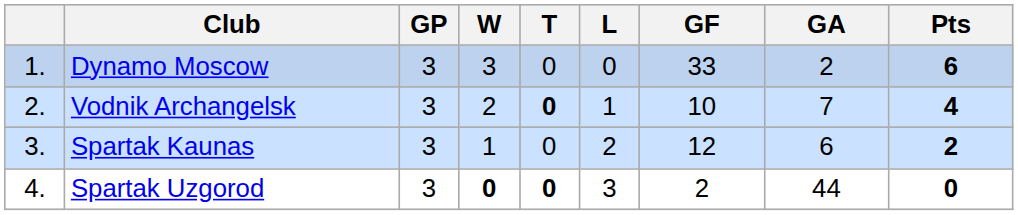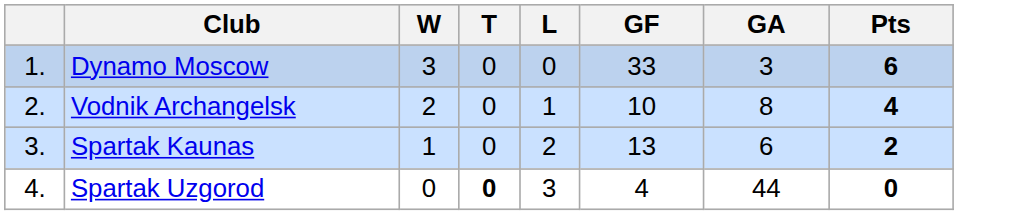- column: (429, 24)
(826, 65) 2 -> (766, 65) 3
(549, 106) bold -> (489, 106) normal
(826, 106) 7 -> (766, 106) 8
(702, 147) 12 -> (642, 147) 13
(489, 188) bold -> (429, 188) normal
(702, 188) 2 -> (642, 188) 4
